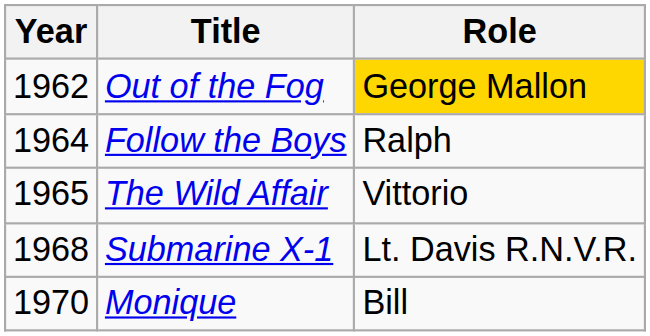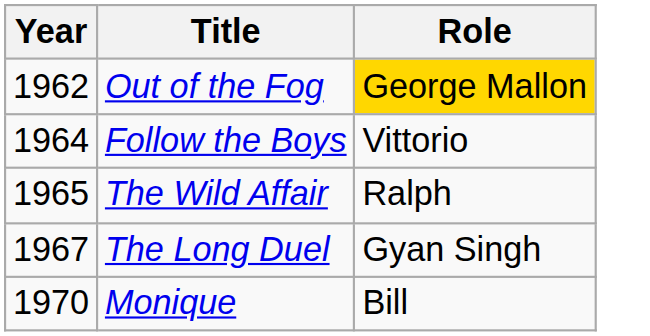(407, 140) Ralph -> (415, 140) Vittorio
(415, 194) Vittorio -> (407, 194) Ralph
+ row: (217, 248)
- row: (219, 248)
